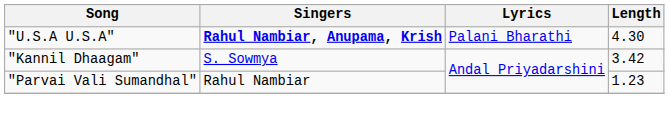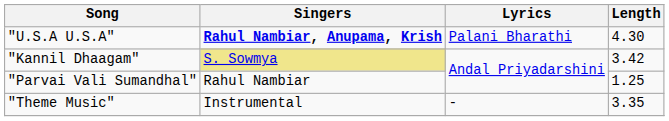(241, 60) no background -> (241, 60) khaki background
(628, 82) 1.23 -> (628, 82) 1.25
+ row: (61, 104)
